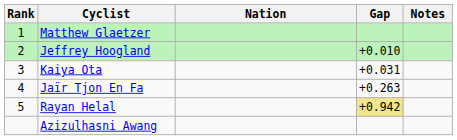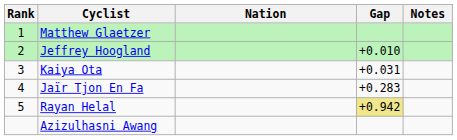(380, 88) +0.263 -> (380, 88) +0.283
